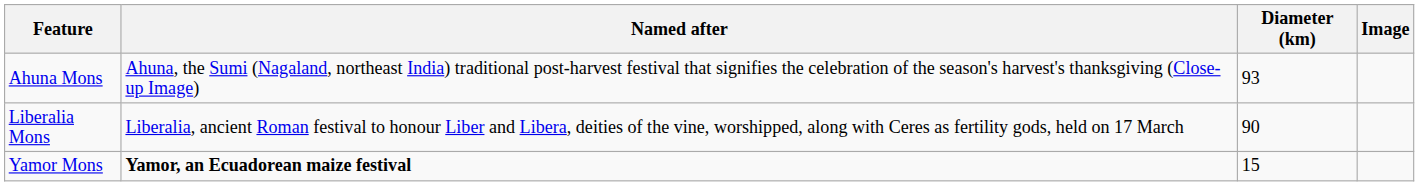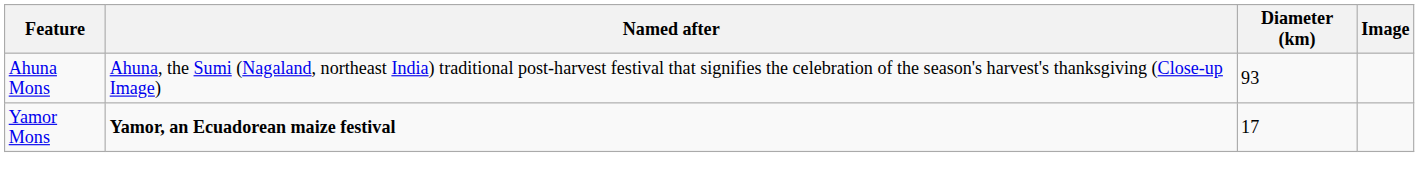- row: (41, 127)
(1251, 165) 15 -> (1250, 127) 17
